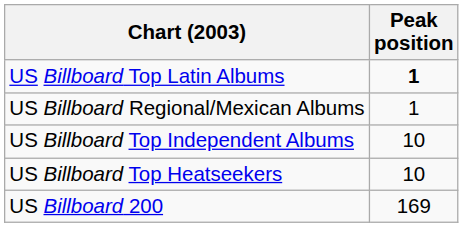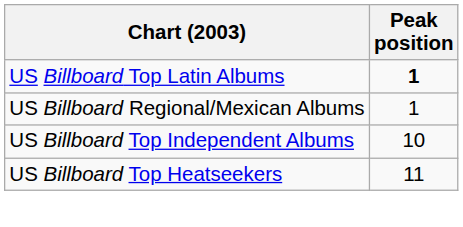(414, 173) 10 -> (414, 173) 11
- row: (86, 206)
